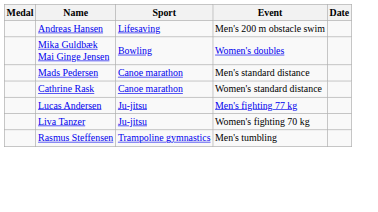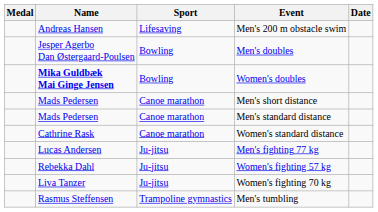+ row: (265, 51)
(74, 51) normal -> (76, 79) bold
+ row: (277, 101)
+ row: (284, 166)
